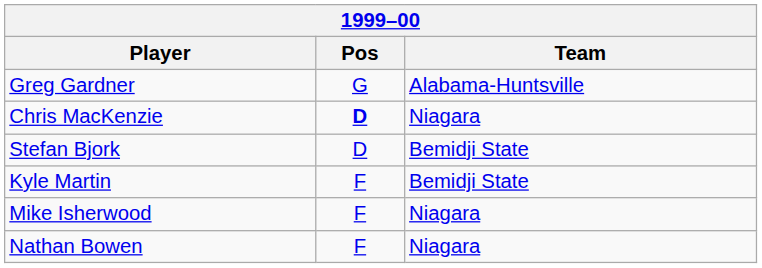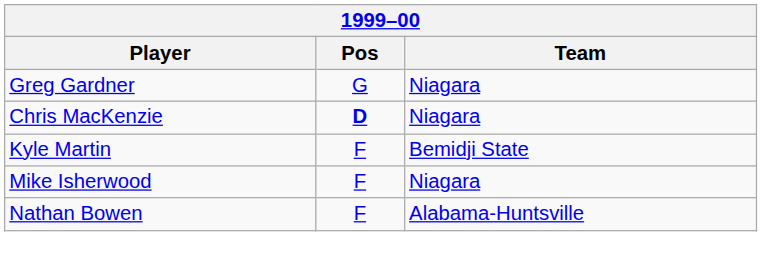(497, 85) Alabama-Huntsville -> (445, 85) Niagara
- row: (65, 149)
(445, 246) Niagara -> (497, 213) Alabama-Huntsville
